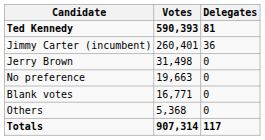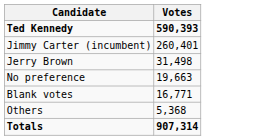- column: (230, 13)
